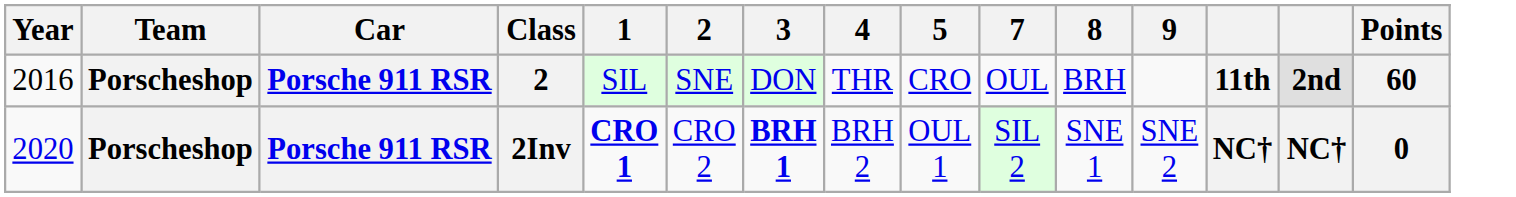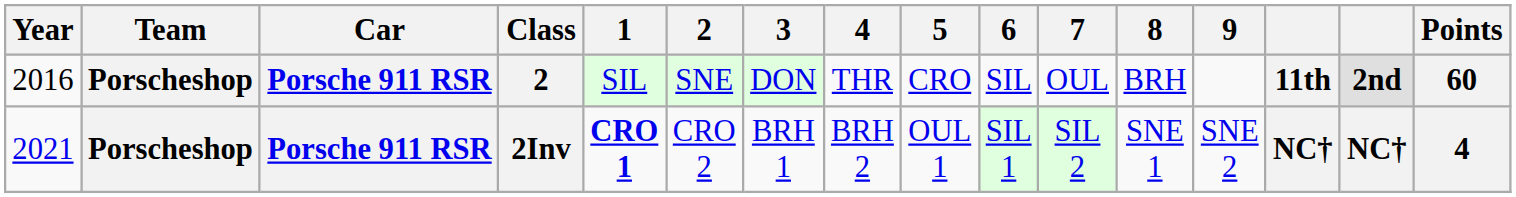+ column: (1009, 29)
(43, 148) 2020 -> (43, 148) 2021
(783, 148) bold -> (783, 148) normal
(1402, 148) 0 -> (1462, 148) 4
